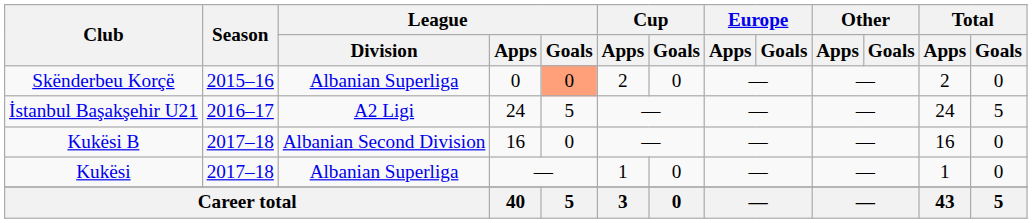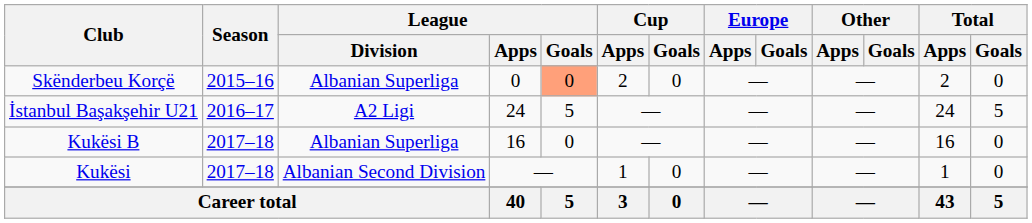(384, 141) Albanian Second Division -> (384, 141) Albanian Superliga
(384, 171) Albanian Superliga -> (384, 171) Albanian Second Division
